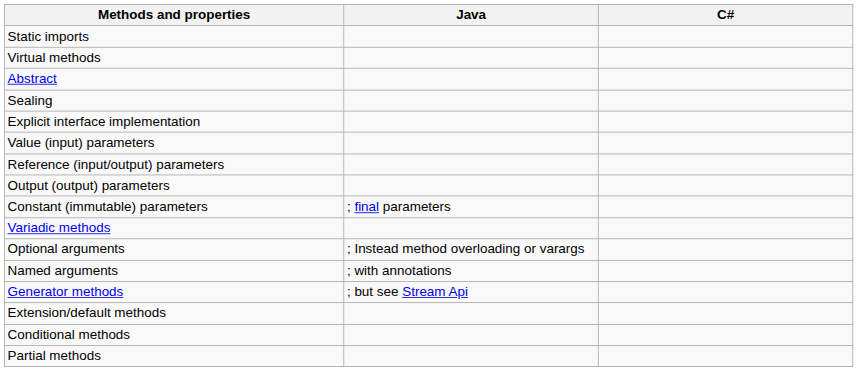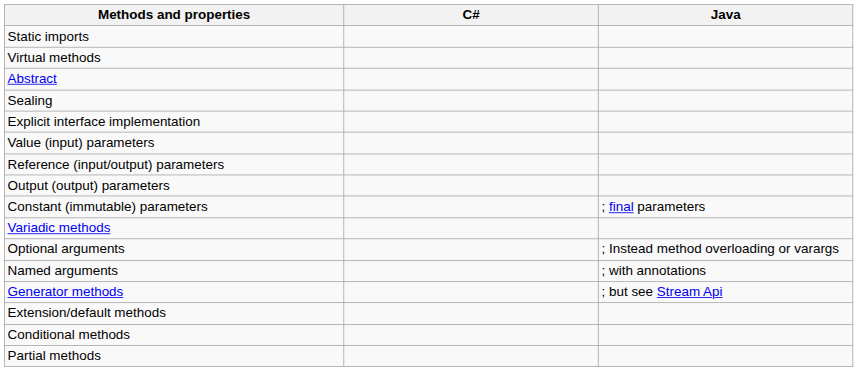columns swapped: (471, 15) <-> (726, 15)
